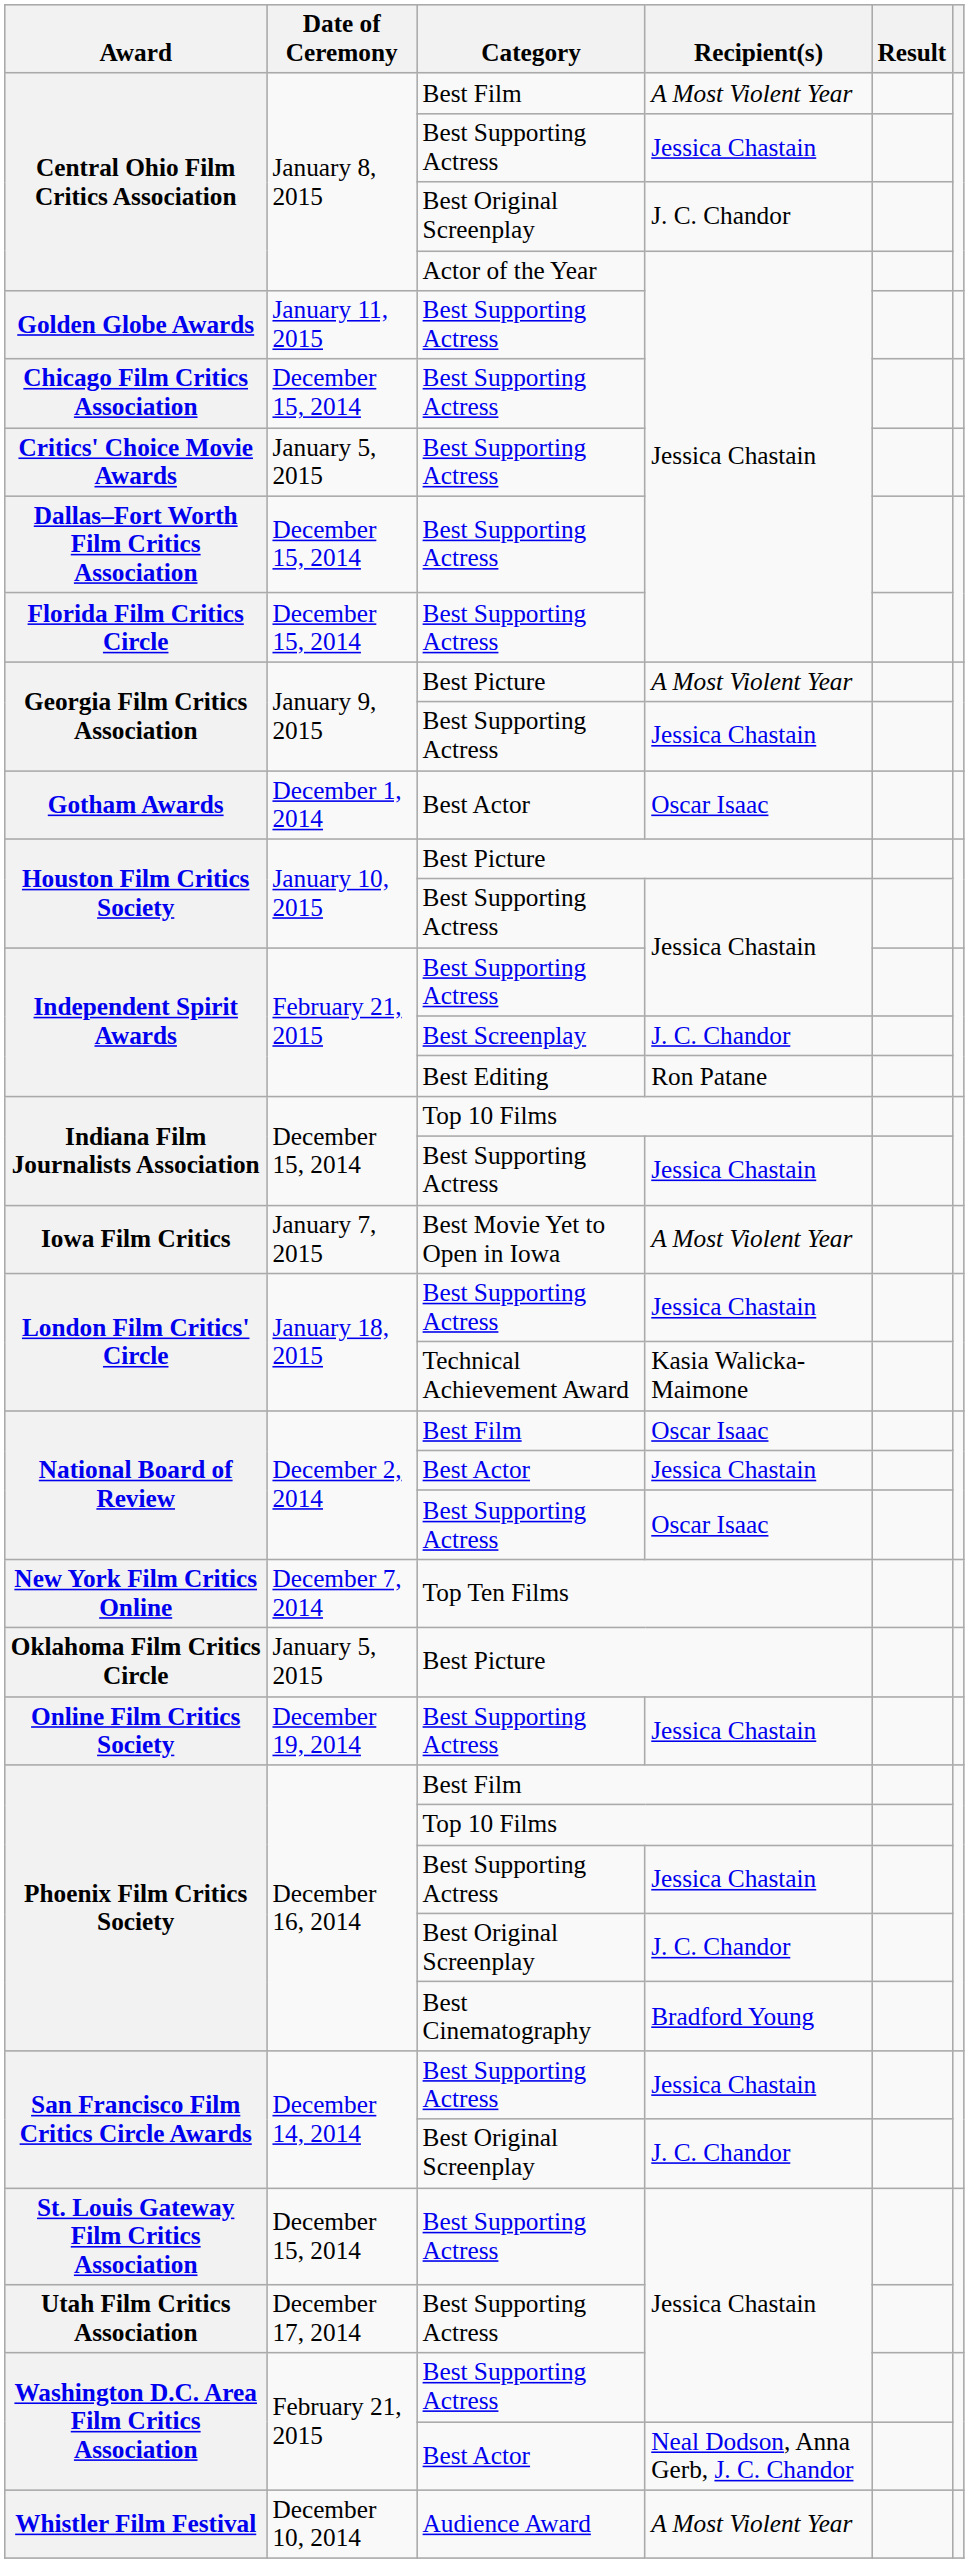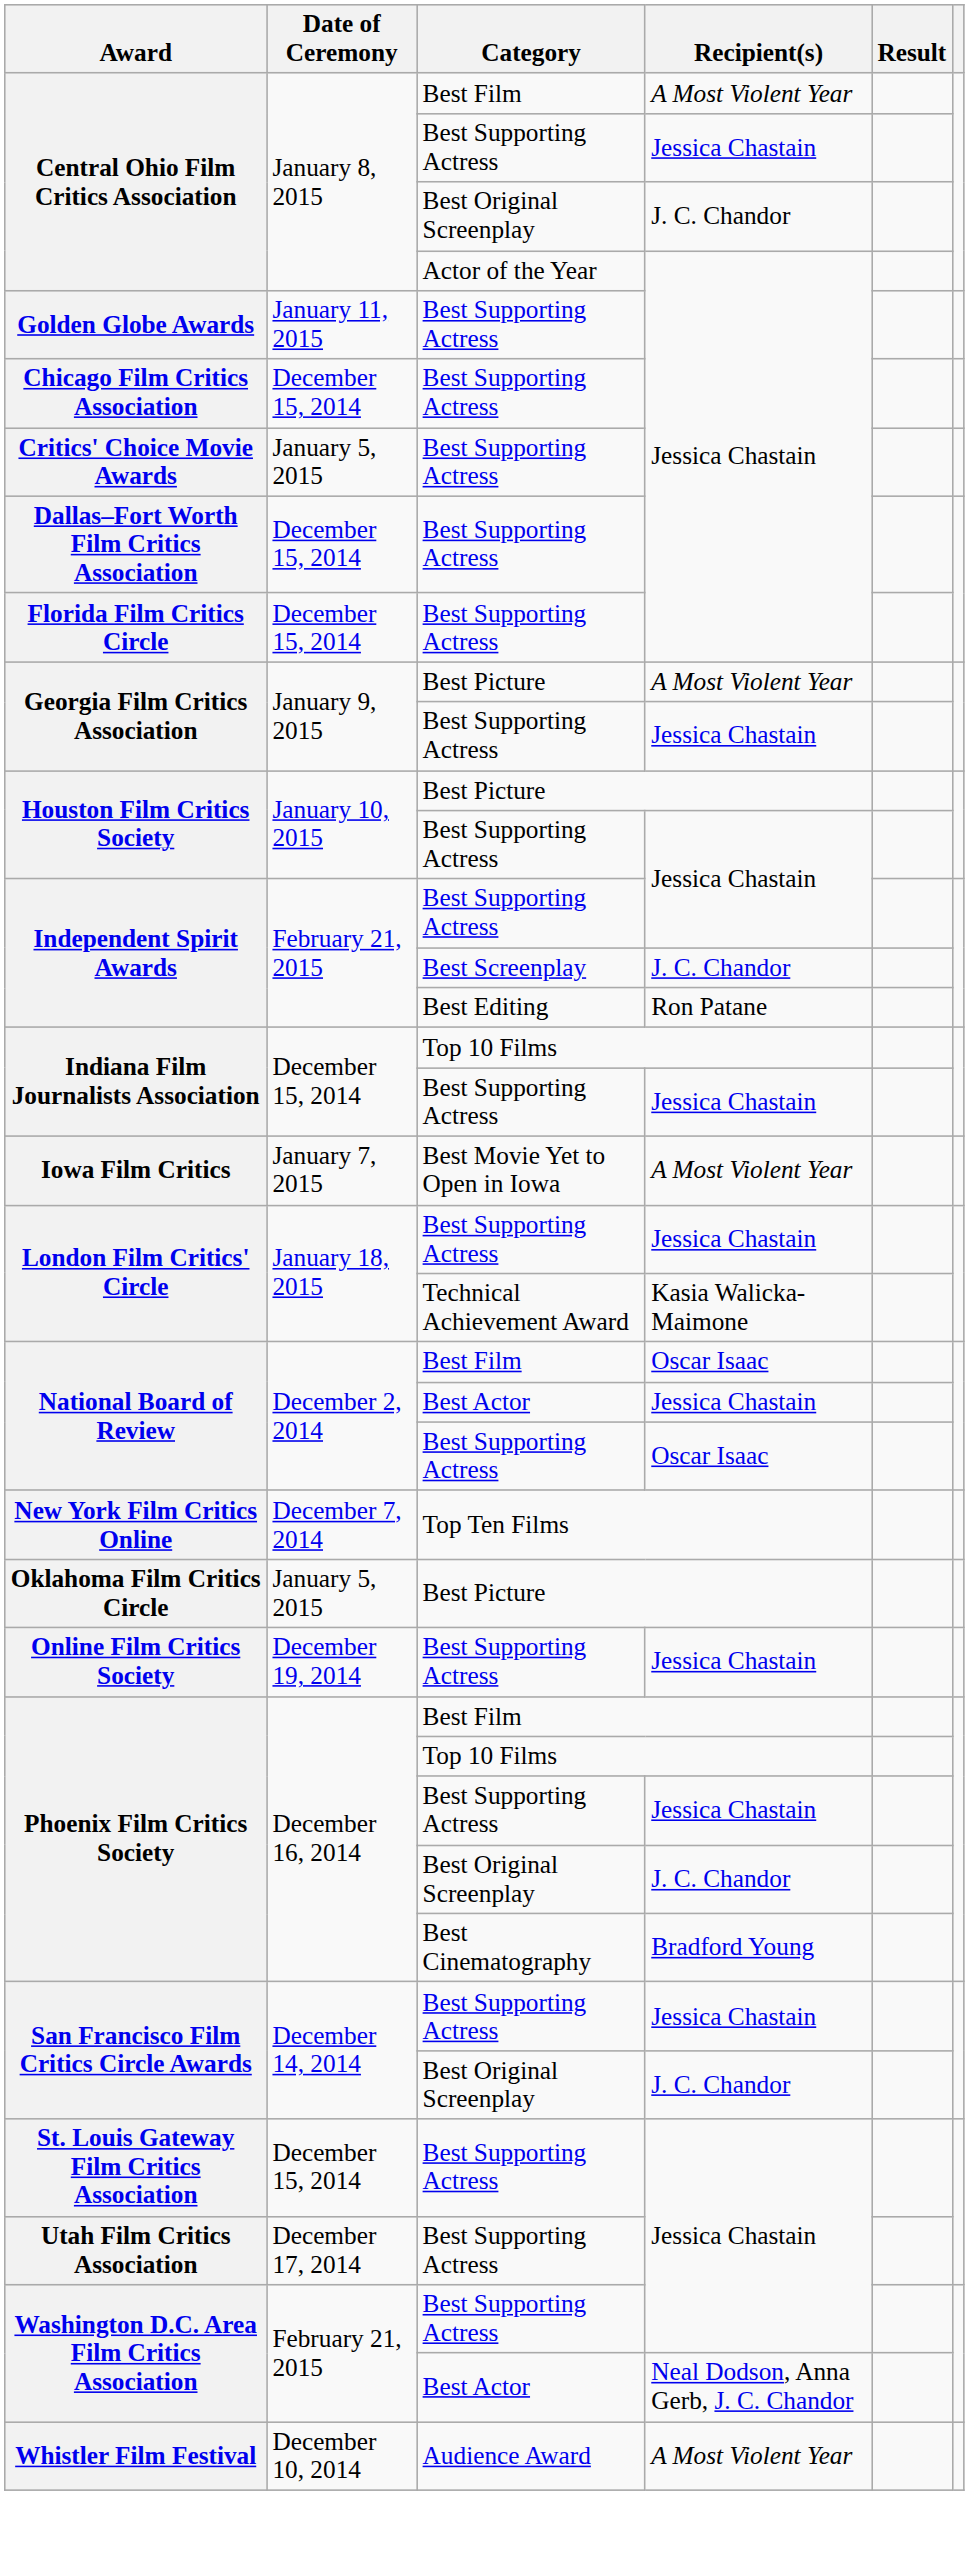- row: (136, 804)
